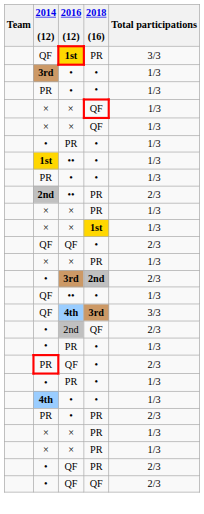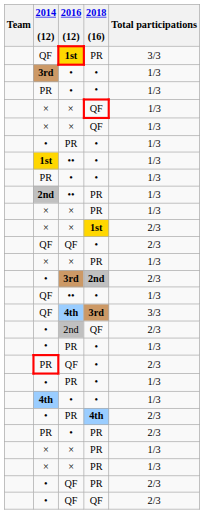(154, 194) 2/3 -> (154, 194) 1/3
(154, 228) 1/3 -> (154, 228) 2/3
+ row: (71, 416)
